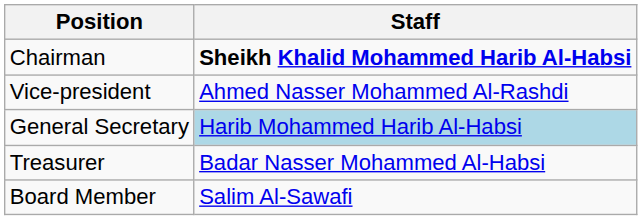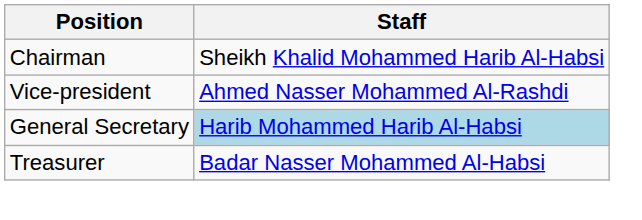(415, 57) bold -> (402, 57) normal
- row: (83, 197)
